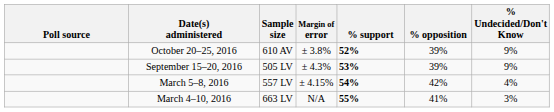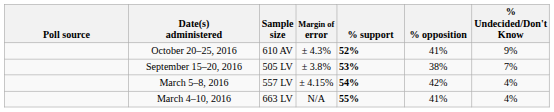(316, 51) ± 3.8% -> (316, 51) ± 4.3%
(438, 51) 39% -> (438, 51) 41%
(316, 67) ± 4.3% -> (316, 67) ± 3.8%
(438, 67) 39% -> (438, 67) 38%
(511, 67) 9% -> (511, 67) 7%
(511, 99) 3% -> (511, 99) 4%
